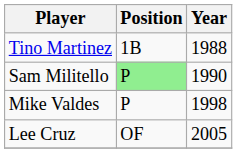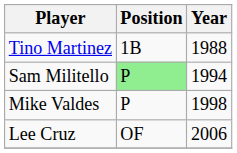(209, 76) 1990 -> (209, 76) 1994
(209, 133) 2005 -> (209, 133) 2006
